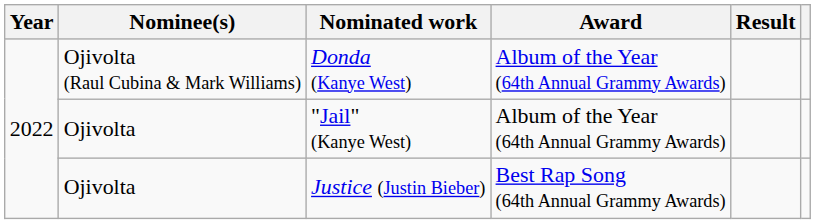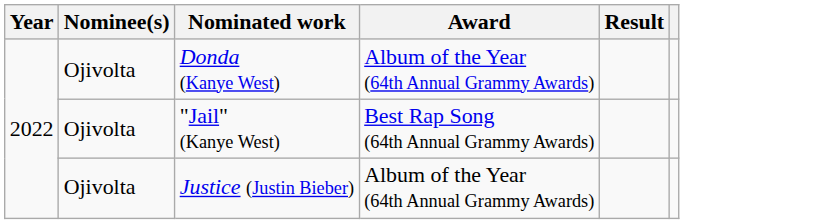(182, 68) Ojivolta (Raul Cubina & Mark Williams) -> (100, 68) Ojivolta
(611, 128) Album of the Year (64th Annual Grammy Awards) -> (479, 128) Best Rap Song (64th Annual Grammy Awards)
(611, 187) Best Rap Song (64th Annual Grammy Awards) -> (479, 187) Album of the Year (64th Annual Grammy Awards)
